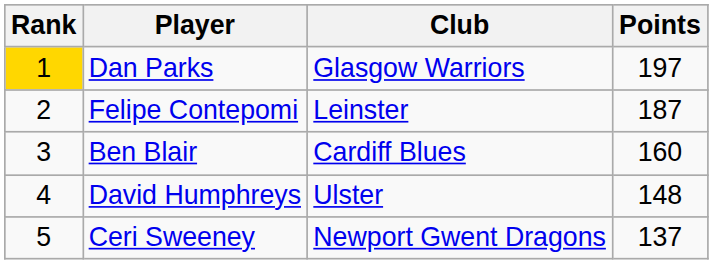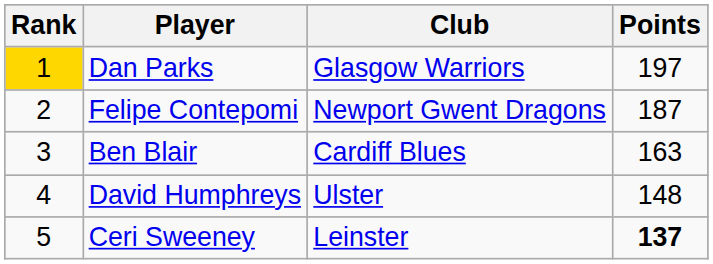(361, 110) Leinster -> (460, 110) Newport Gwent Dragons
(660, 152) 160 -> (660, 152) 163
(460, 237) Newport Gwent Dragons -> (361, 237) Leinster
(660, 237) normal -> (660, 237) bold
